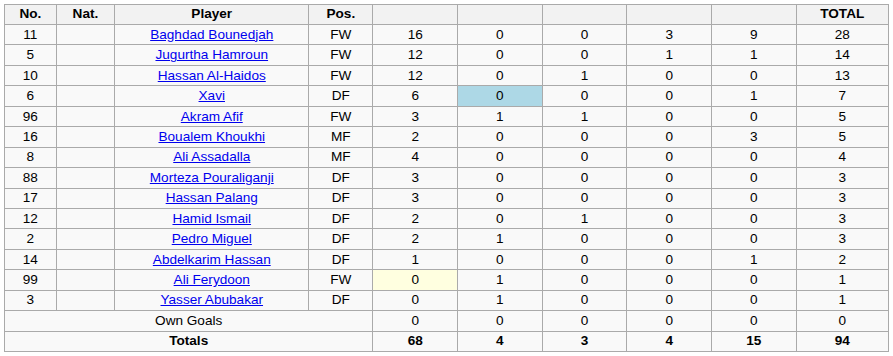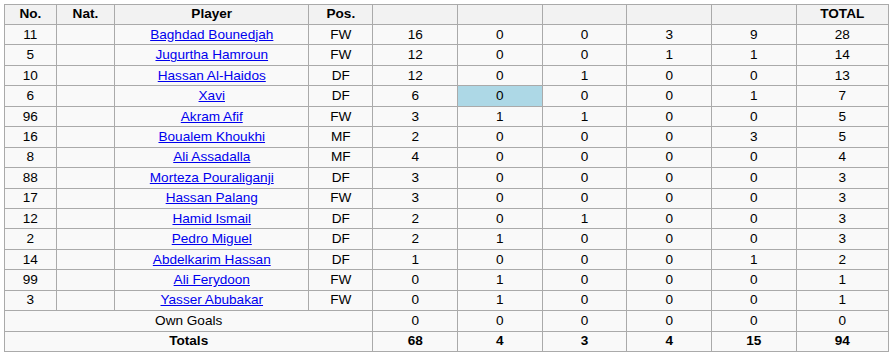(341, 75) FW -> (341, 75) DF
(341, 198) DF -> (341, 198) FW
(415, 280) lightyellow background -> (415, 280) no background
(341, 300) DF -> (341, 300) FW
